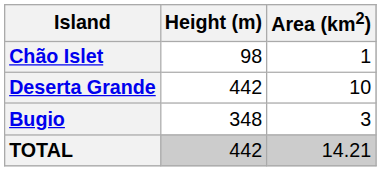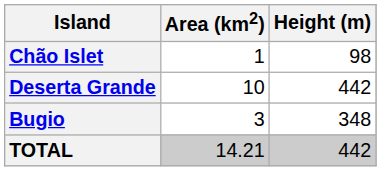columns swapped: (321, 22) <-> (213, 22)
